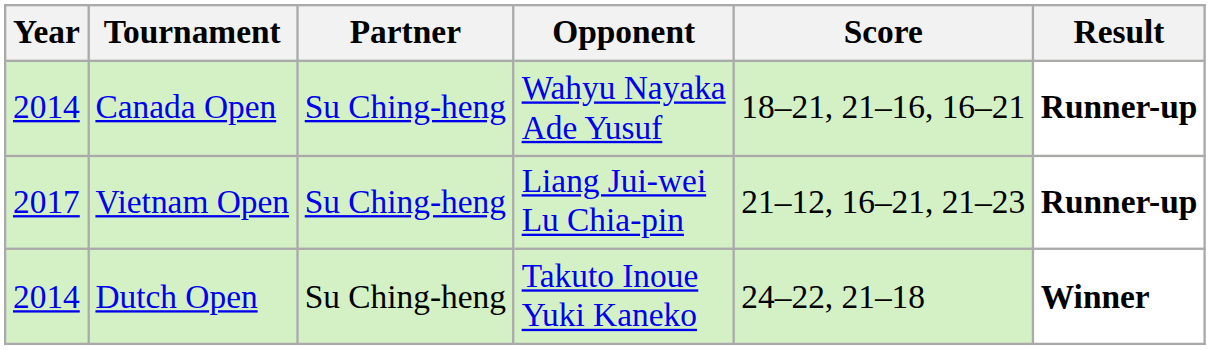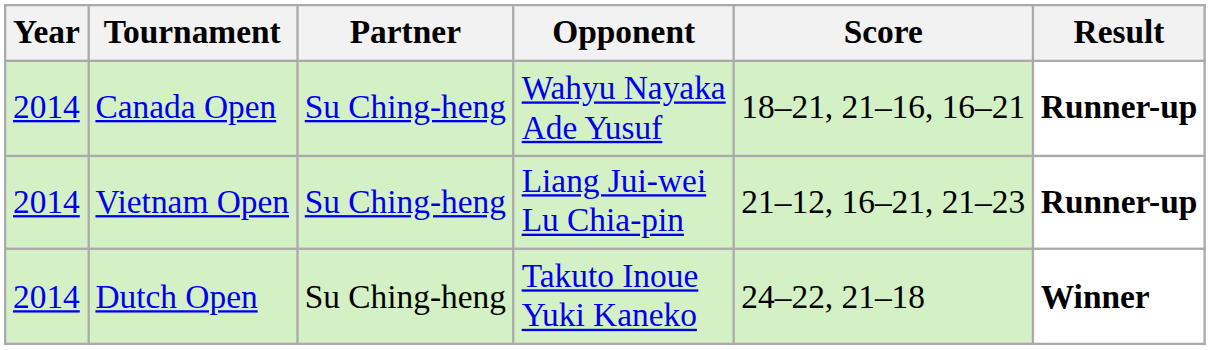(46, 201) 2017 -> (46, 201) 2014
